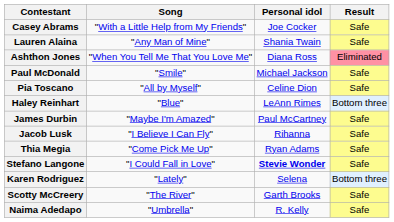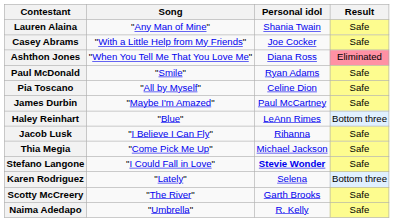rows swapped: (45, 42) <-> (45, 27)
(292, 73) Michael Jackson -> (292, 73) Ryan Adams
rows swapped: (45, 118) <-> (45, 103)
(292, 149) Ryan Adams -> (292, 149) Michael Jackson
